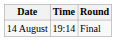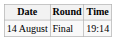columns swapped: (64, 12) <-> (95, 12)
